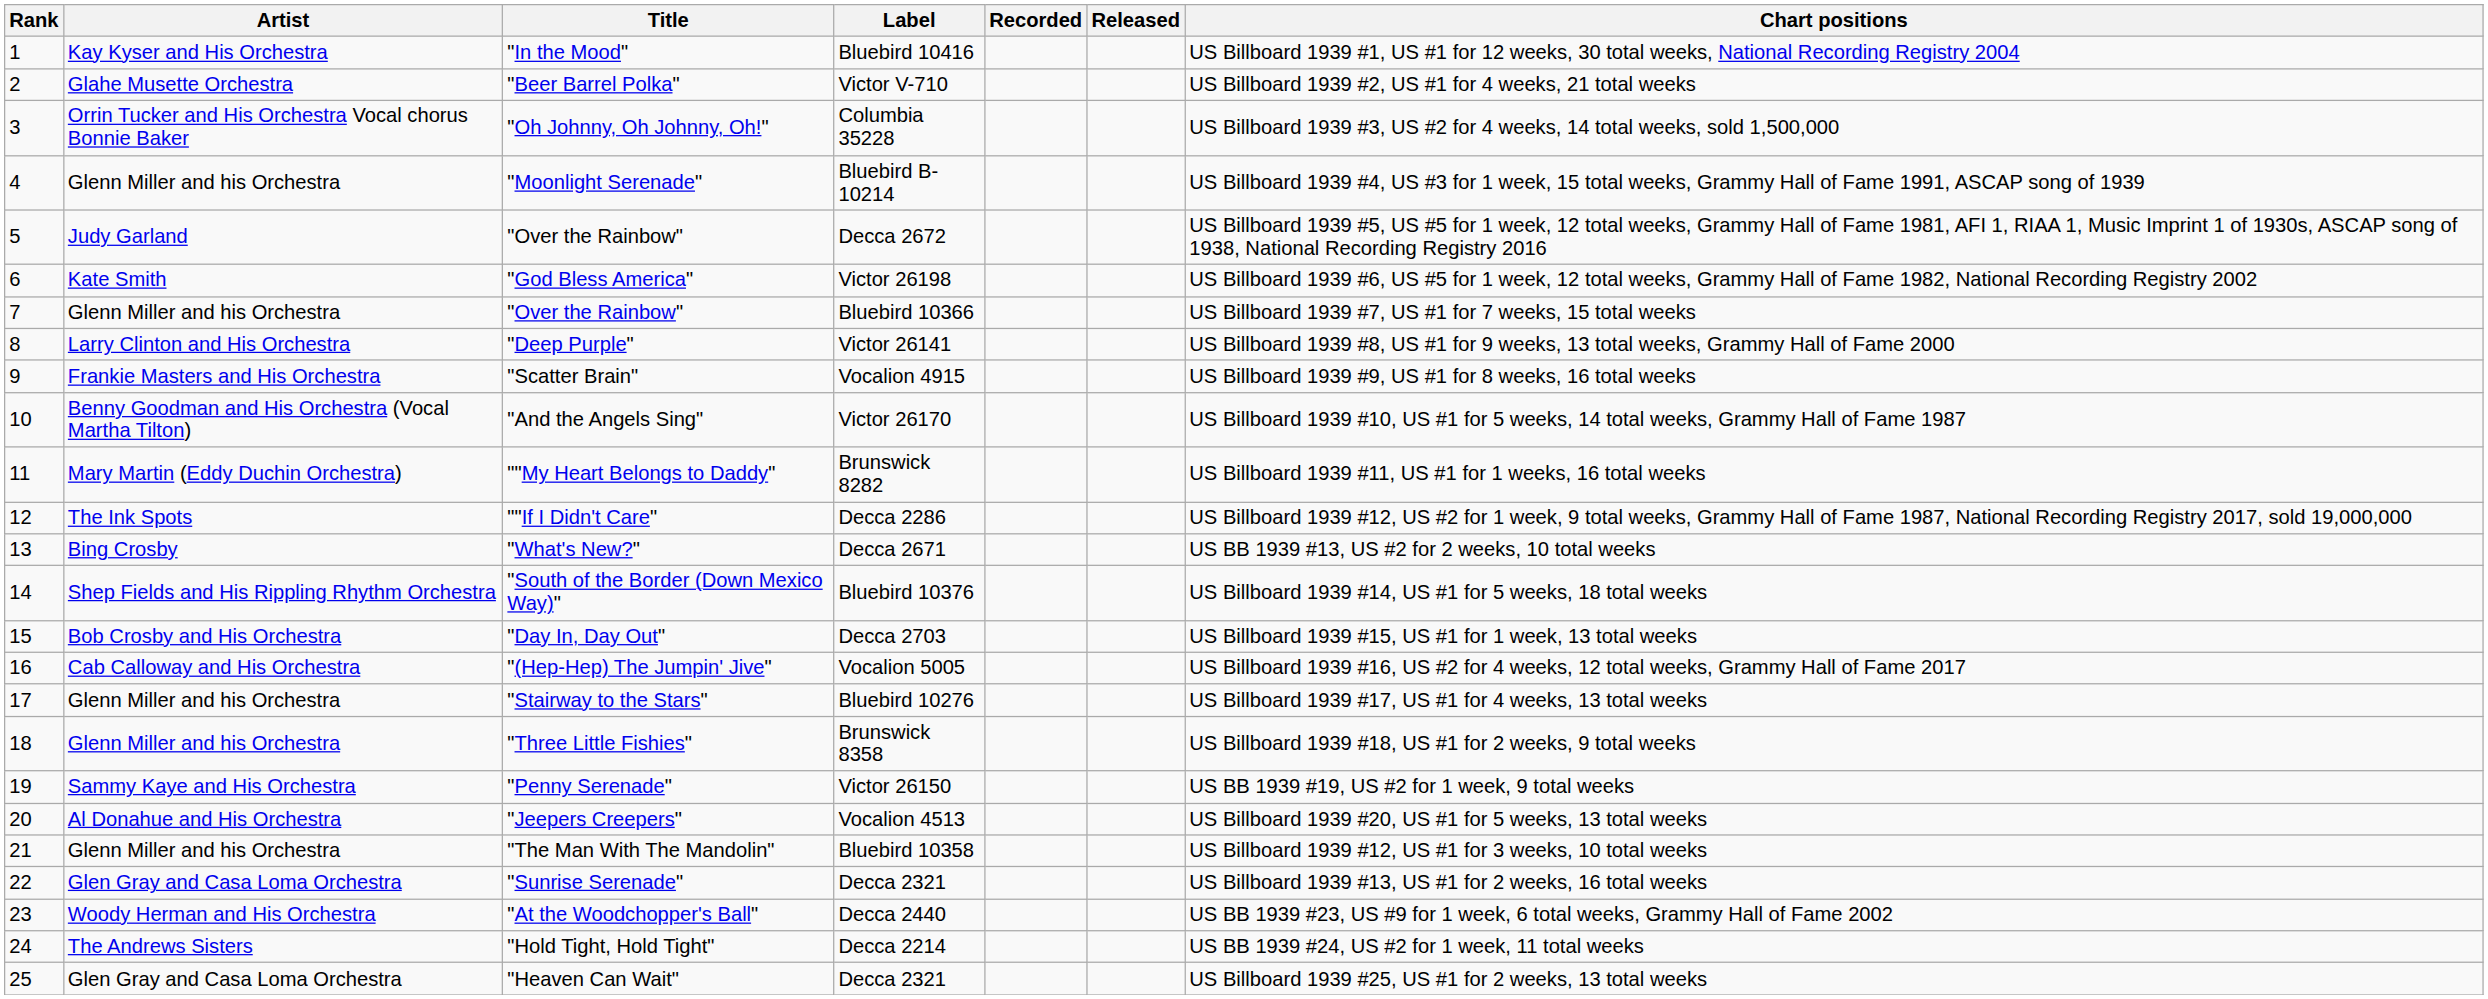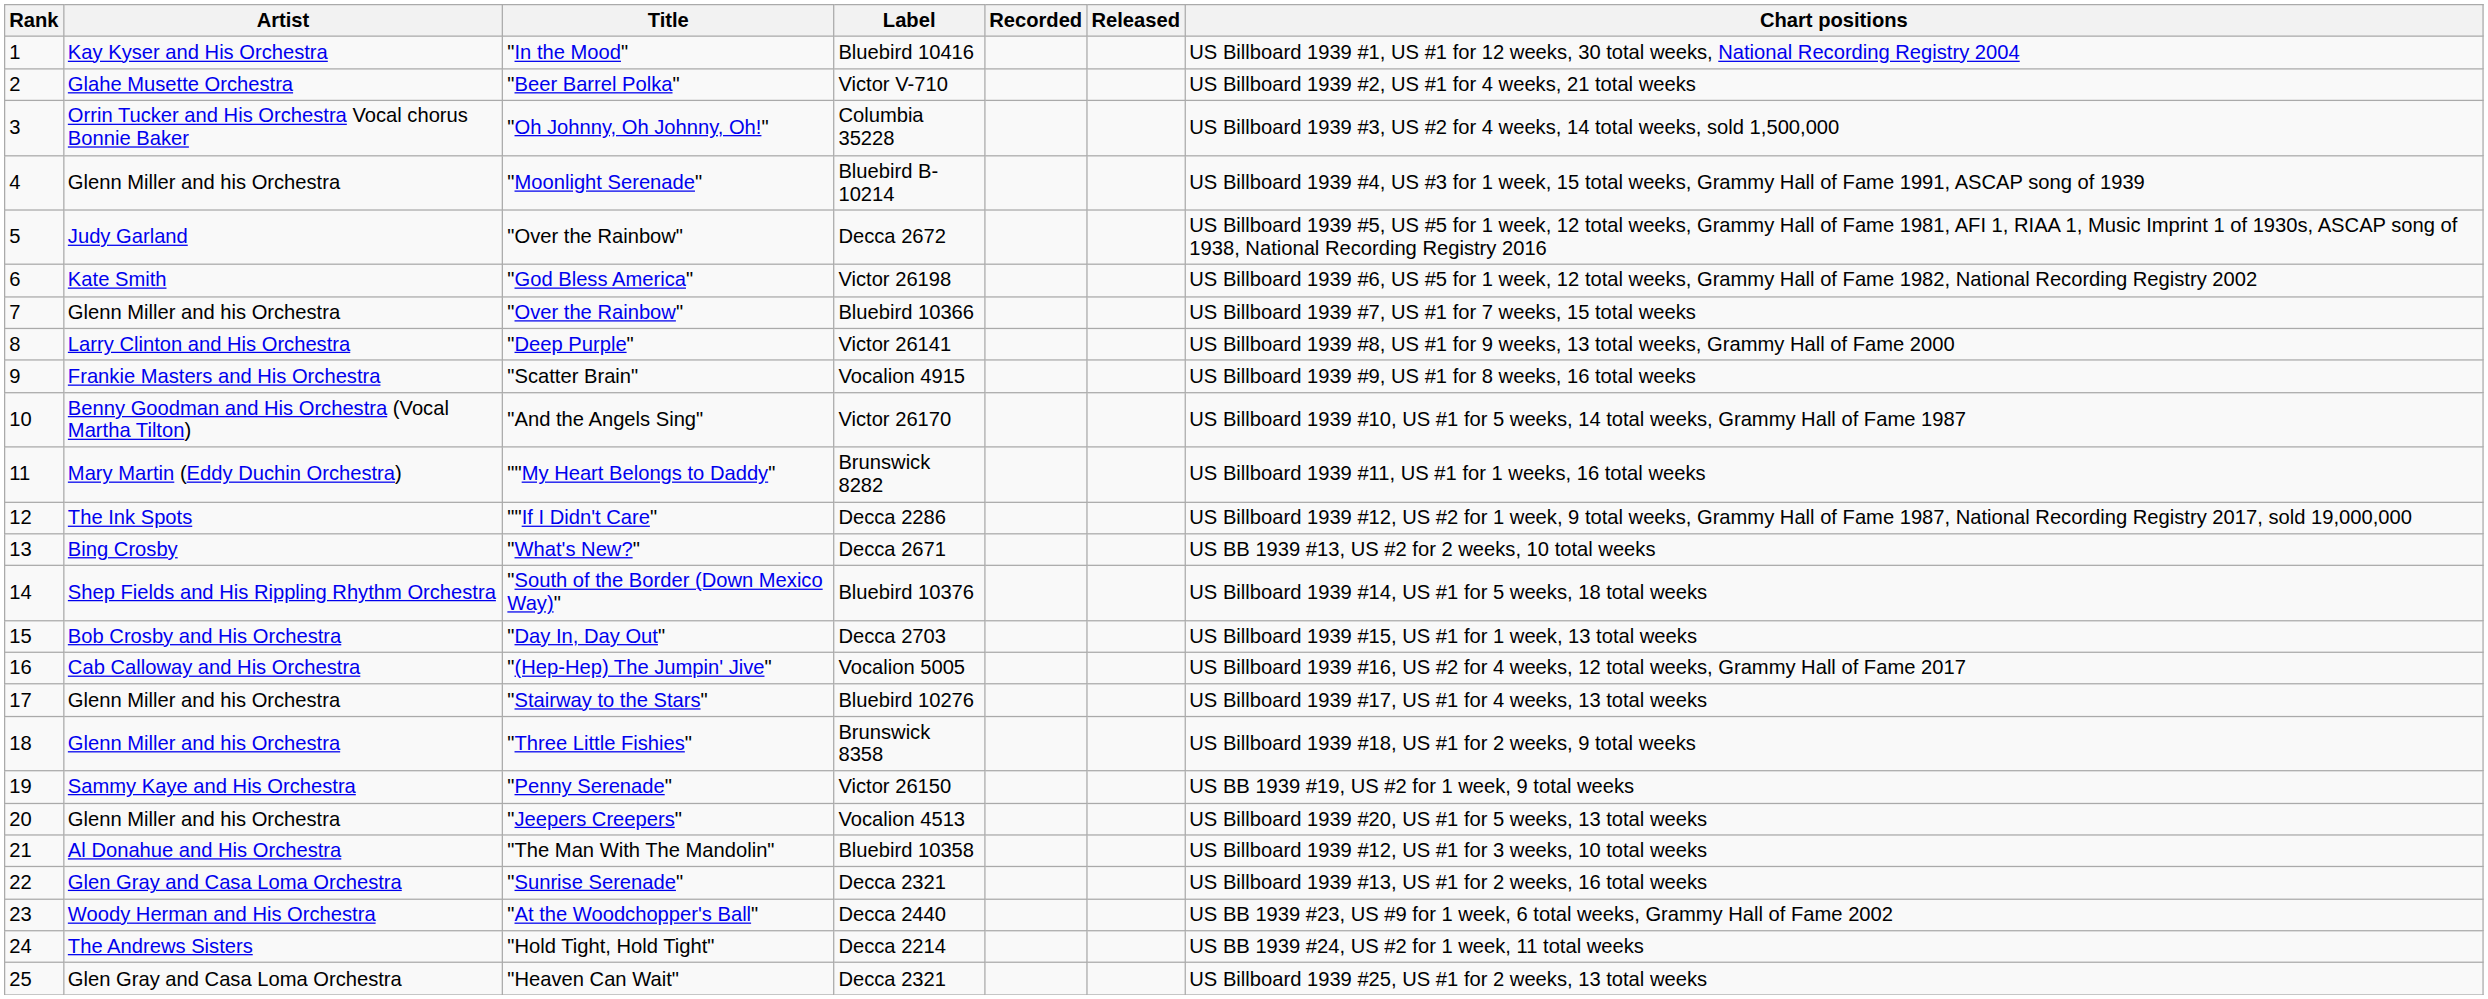(205, 818) Al Donahue and His Orchestra -> (204, 818) Glenn Miller and his Orchestra
(204, 850) Glenn Miller and his Orchestra -> (205, 850) Al Donahue and His Orchestra
